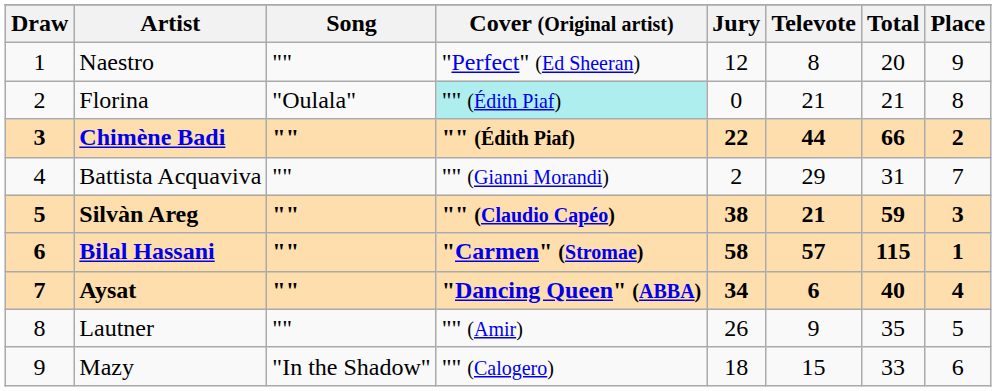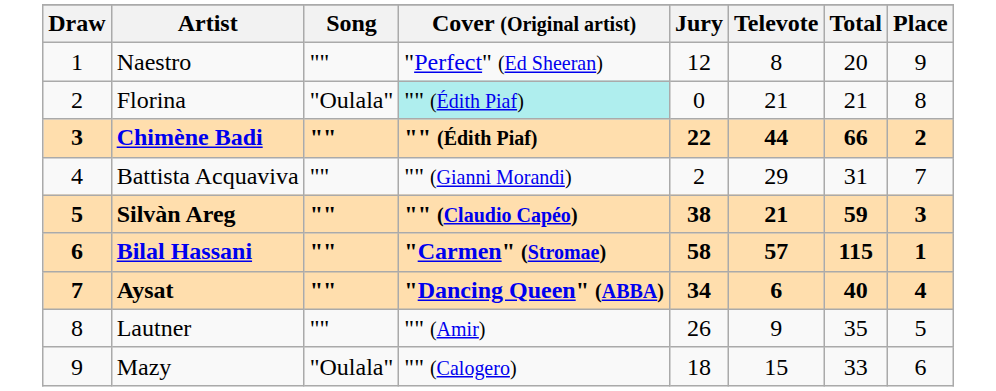(351, 366) "In the Shadow" -> (351, 366) "Oulala"
